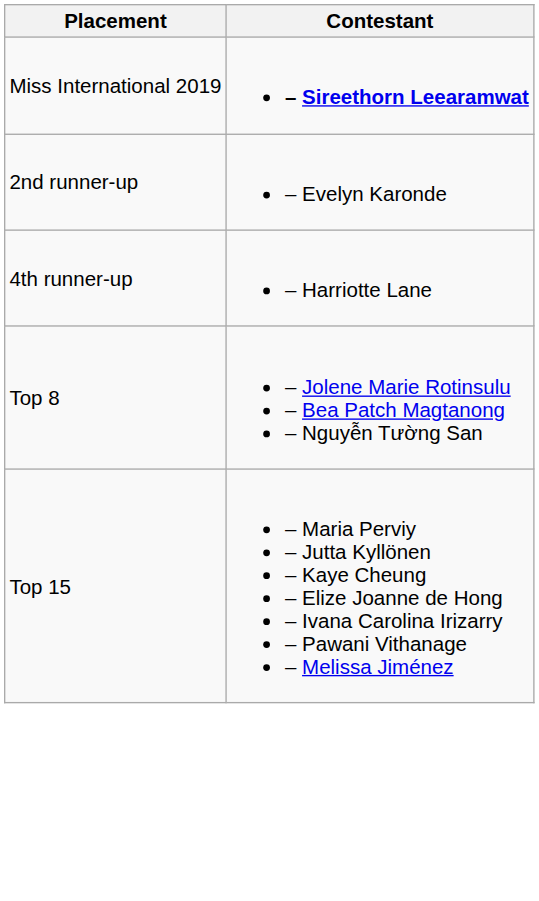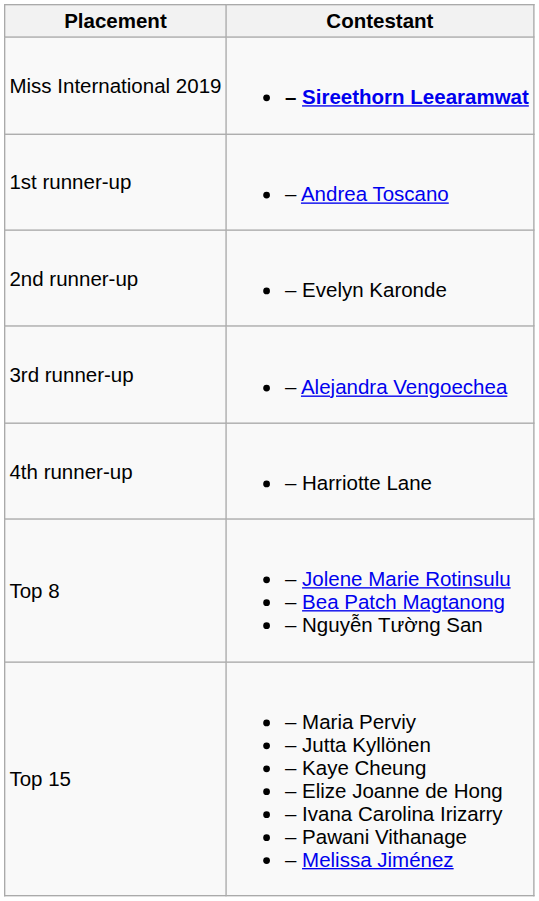+ row: (70, 182)
+ row: (72, 375)
